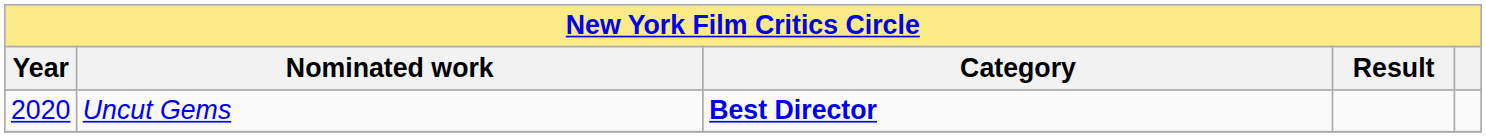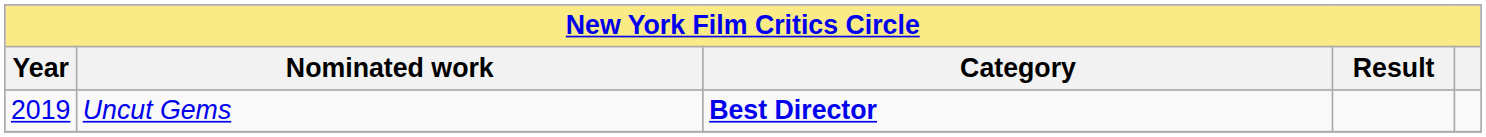(41, 110) 2020 -> (41, 110) 2019
